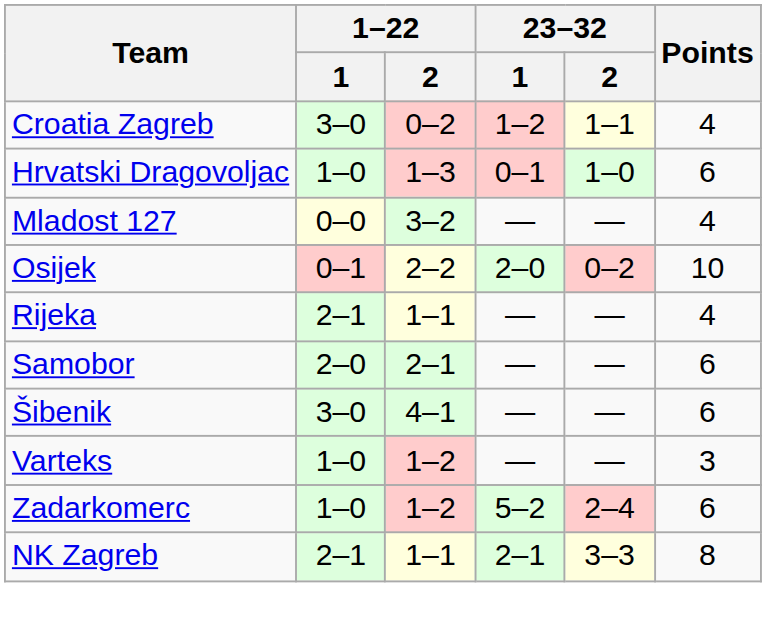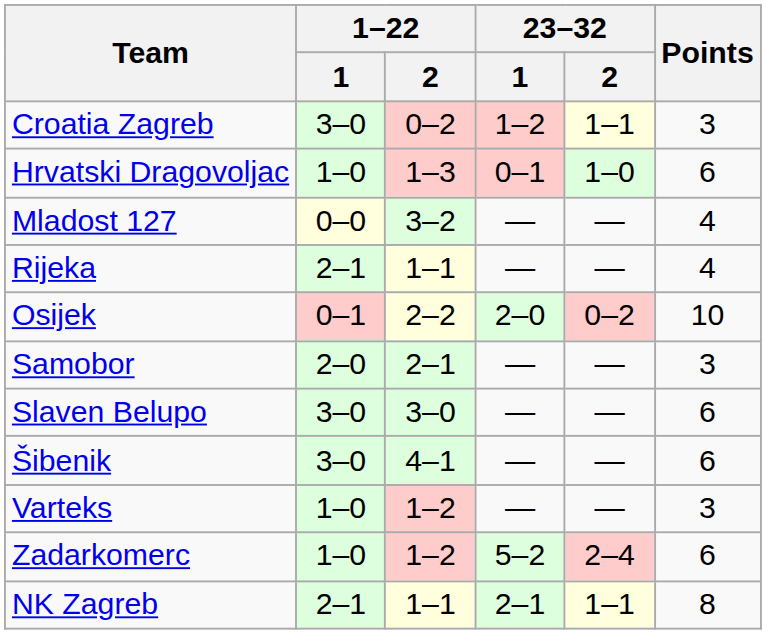(707, 124) 4 -> (707, 124) 3
rows swapped: (54, 268) <-> (54, 316)
(707, 364) 6 -> (707, 364) 3
+ row: (109, 412)
(610, 556) 3–3 -> (610, 603) 1–1
